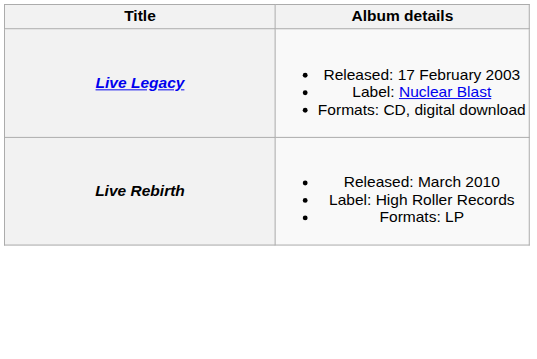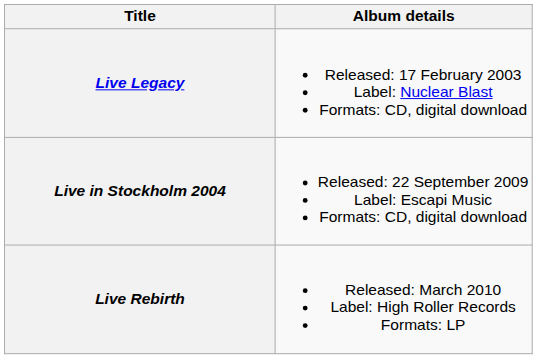+ row: (140, 191)
